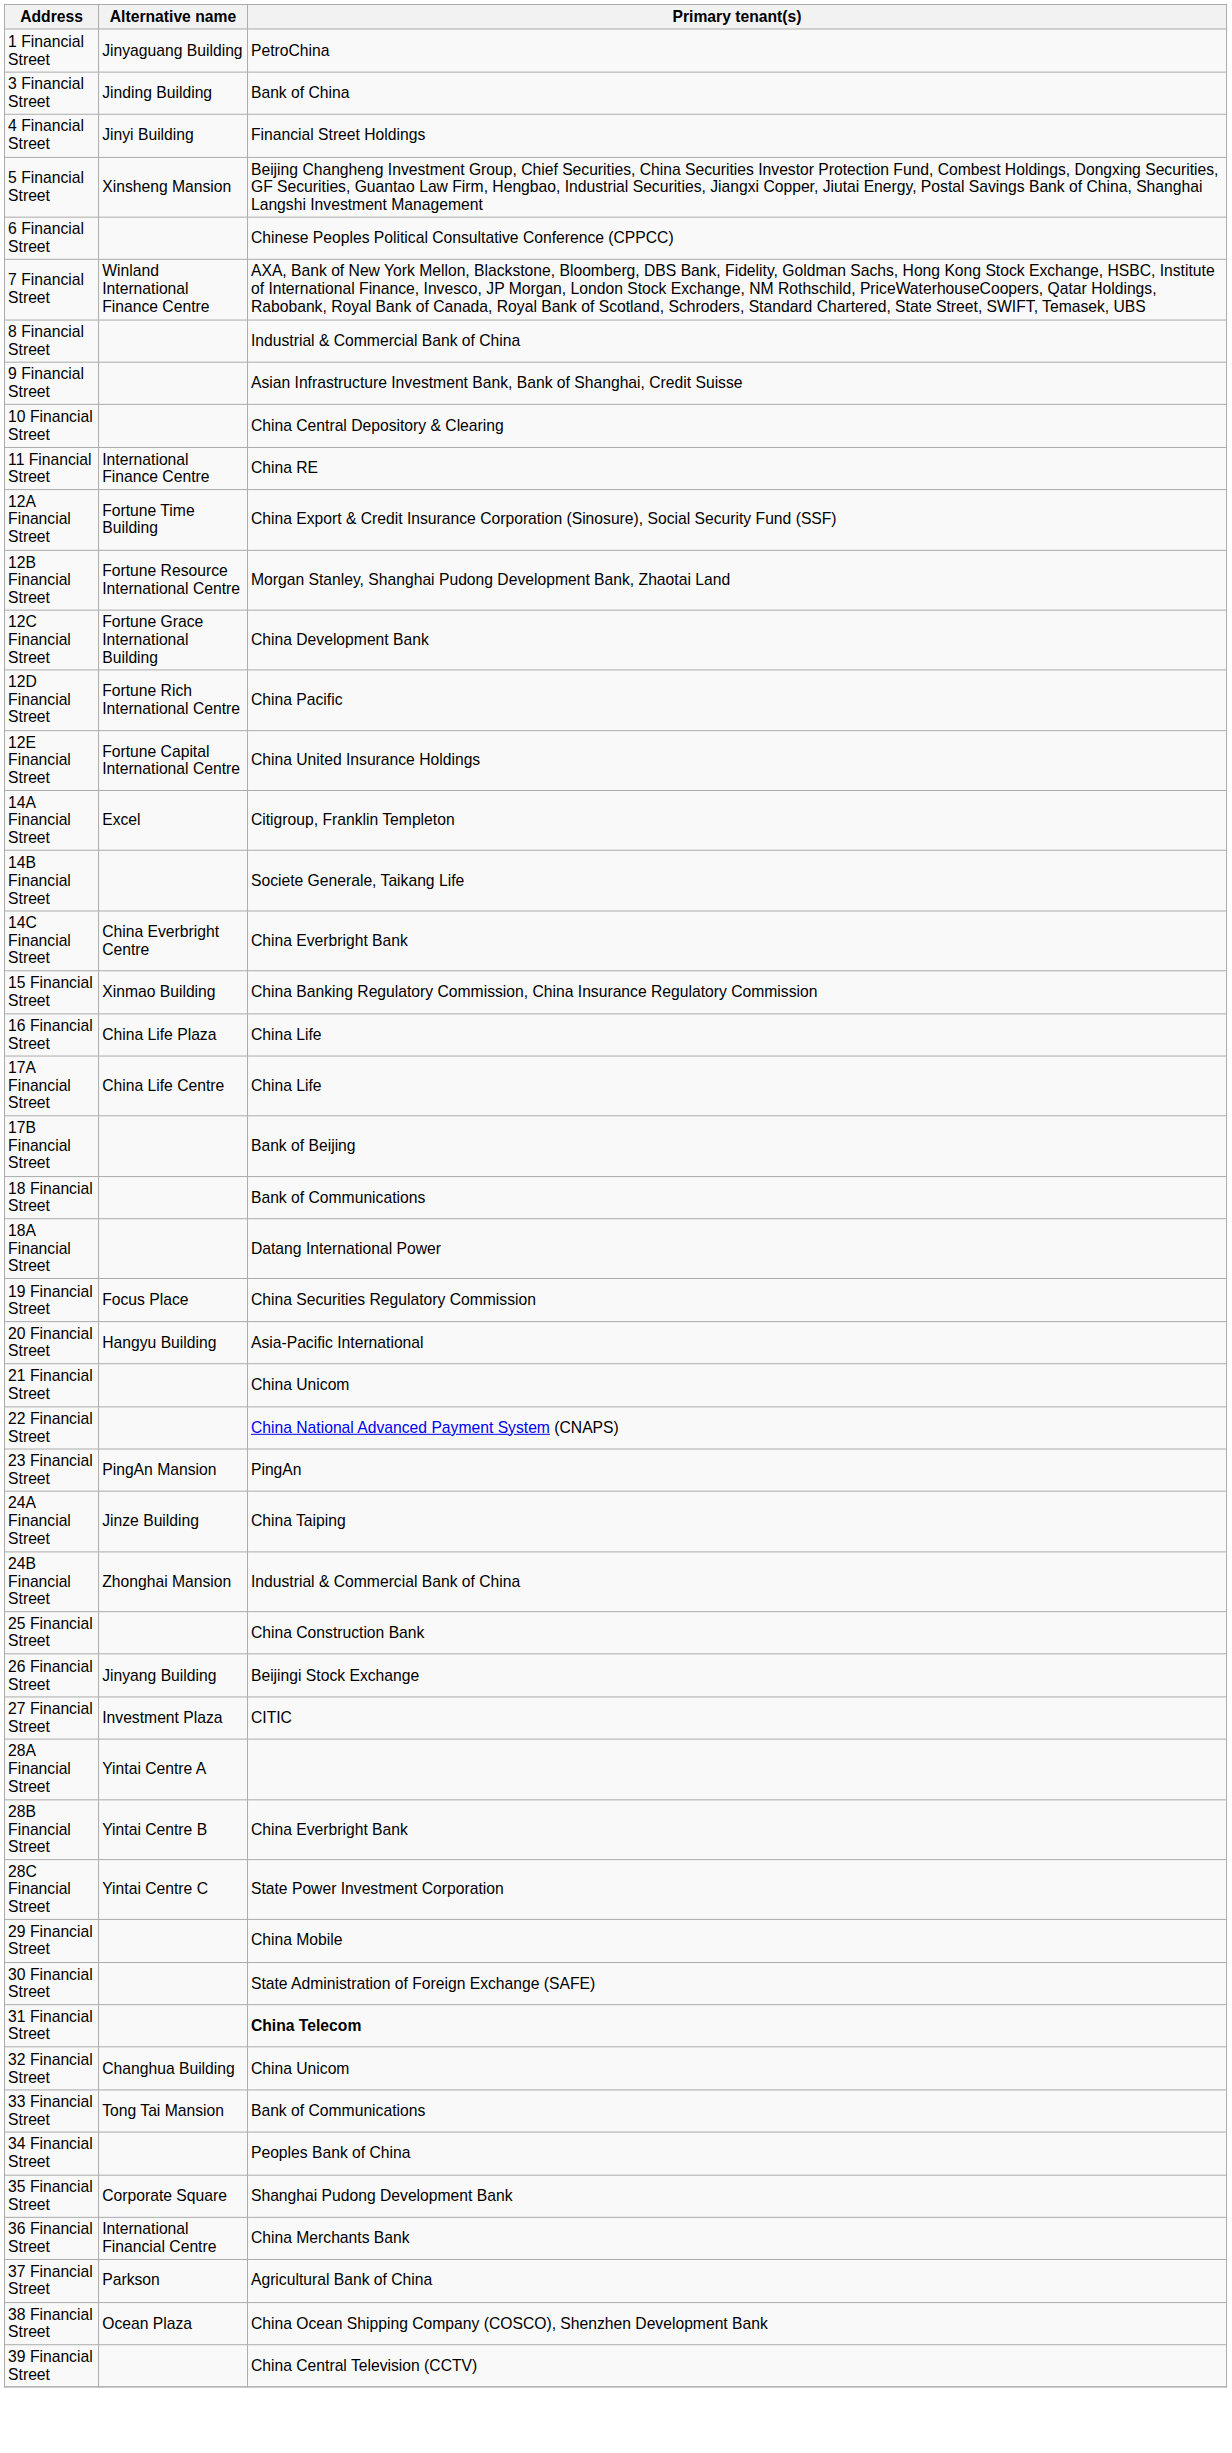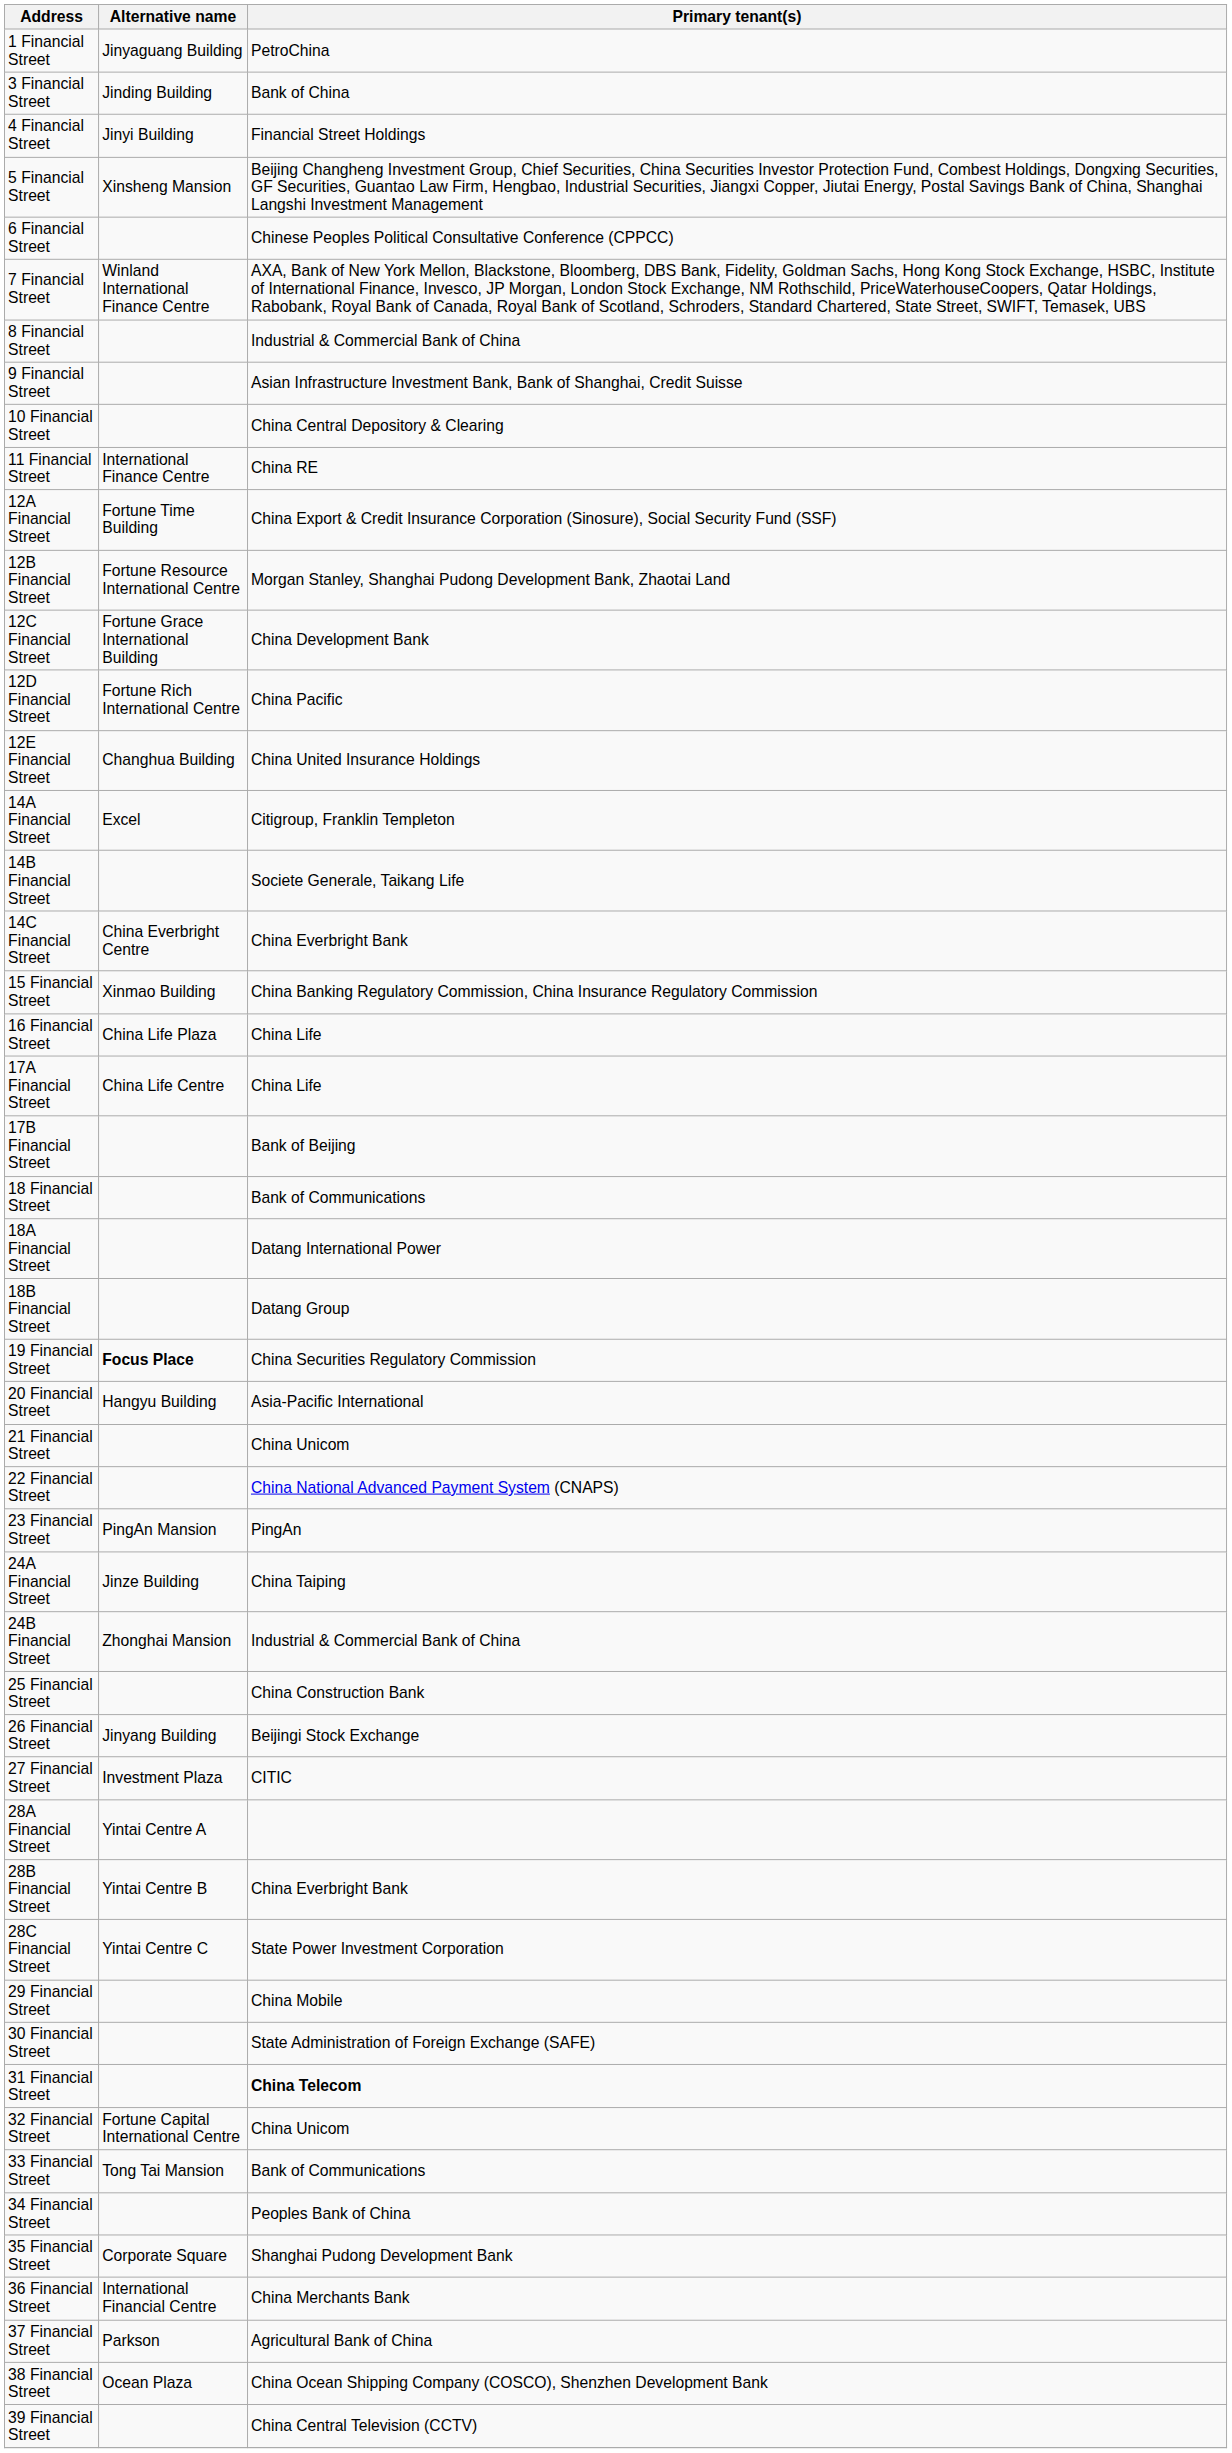(171, 760) Fortune Capital International Centre -> (168, 760) Changhua Building
+ row: (39, 1308)
(145, 1300) normal -> (148, 1360) bold
(168, 2068) Changhua Building -> (171, 2128) Fortune Capital International Centre
